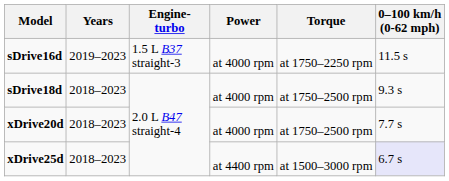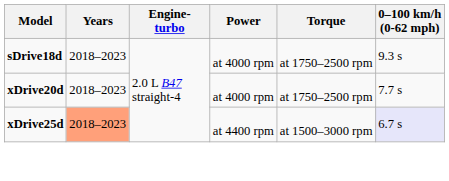- row: (35, 55)
(98, 158) no background -> (98, 124) lightsalmon background
